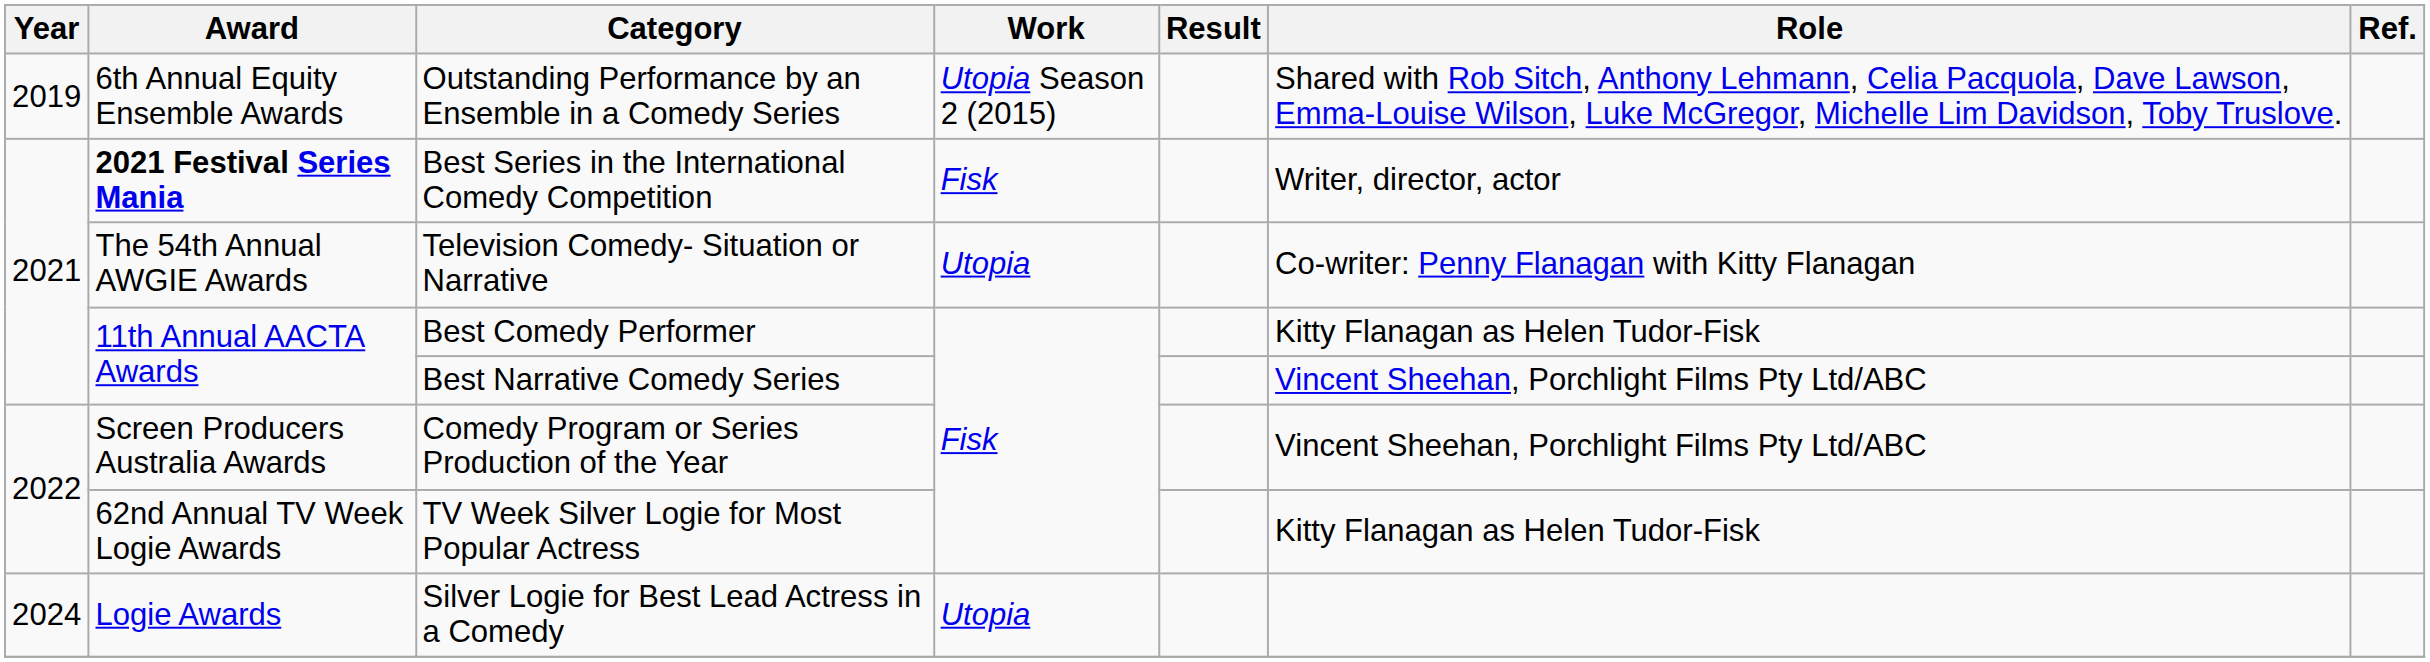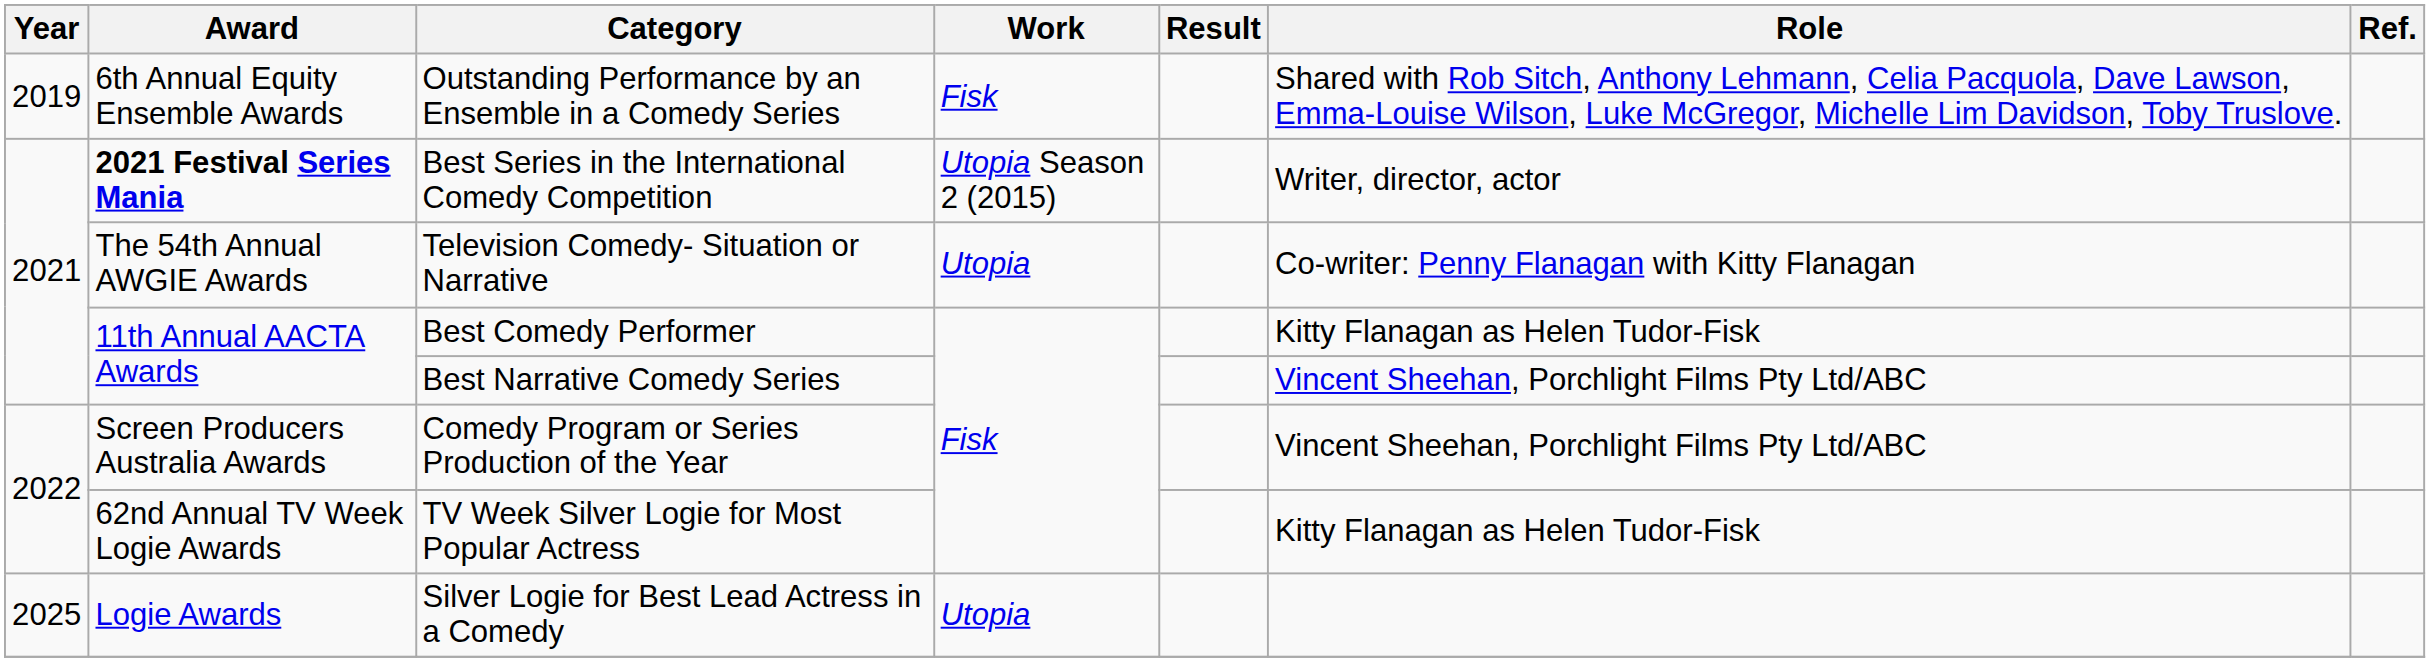(1042, 95) Utopia Season 2 (2015) -> (969, 95) Fisk
(969, 179) Fisk -> (1042, 179) Utopia Season 2 (2015)
(47, 614) 2024 -> (47, 614) 2025
